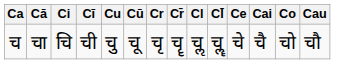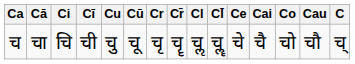+ column: (340, 14)
